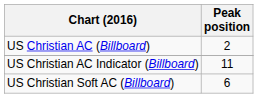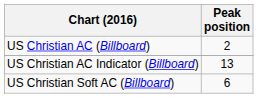(227, 64) 11 -> (227, 64) 13
